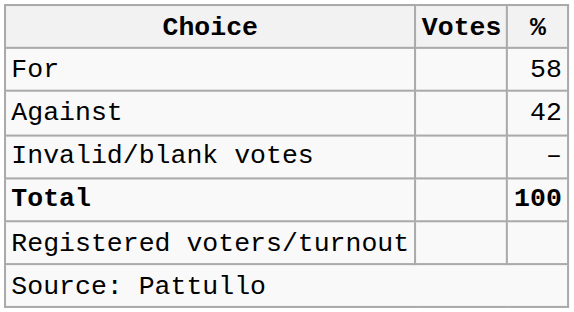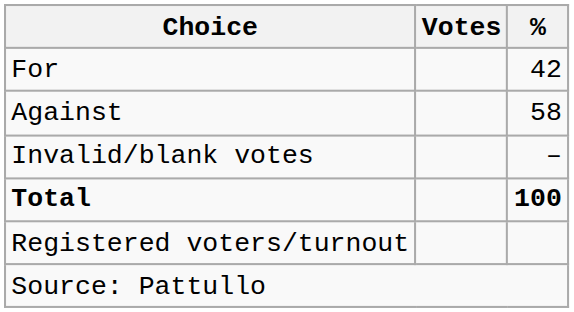(546, 70) 58 -> (546, 70) 42
(546, 113) 42 -> (546, 113) 58
